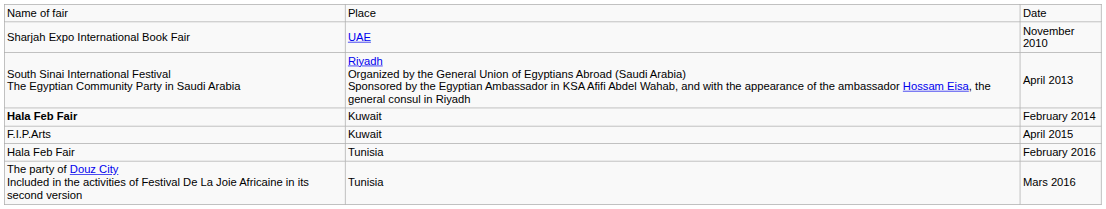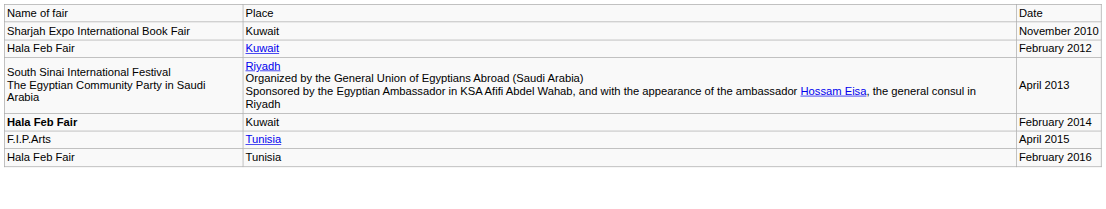(359, 37) UAE -> (262, 31) Kuwait
+ row: (1055, 48)
(365, 134) Kuwait -> (263, 139) Tunisia
- row: (1049, 182)
